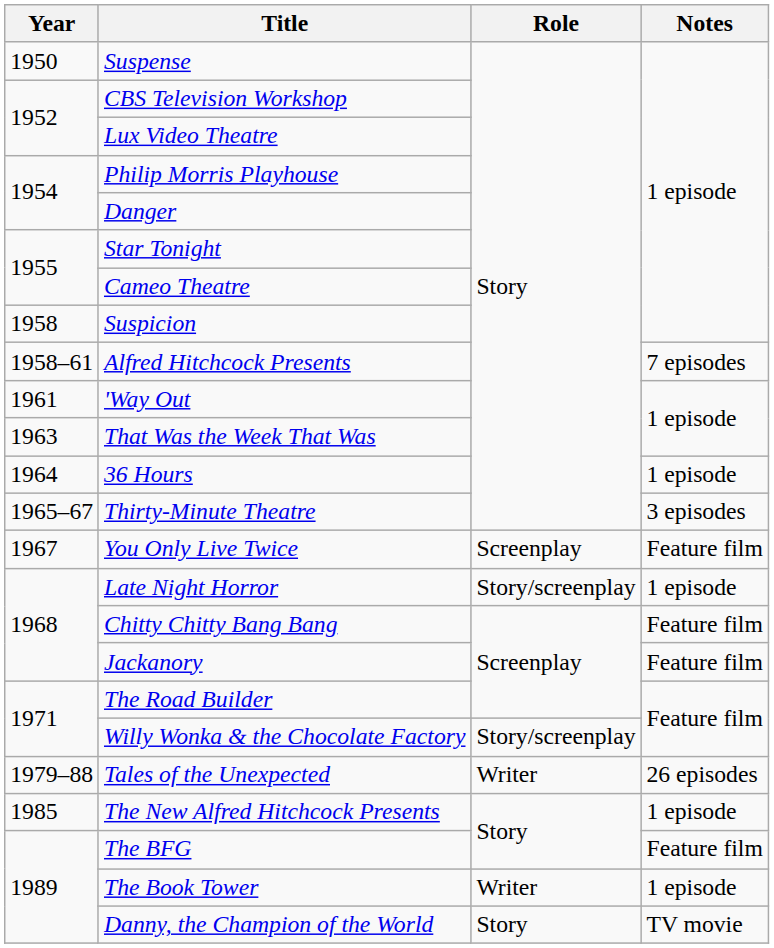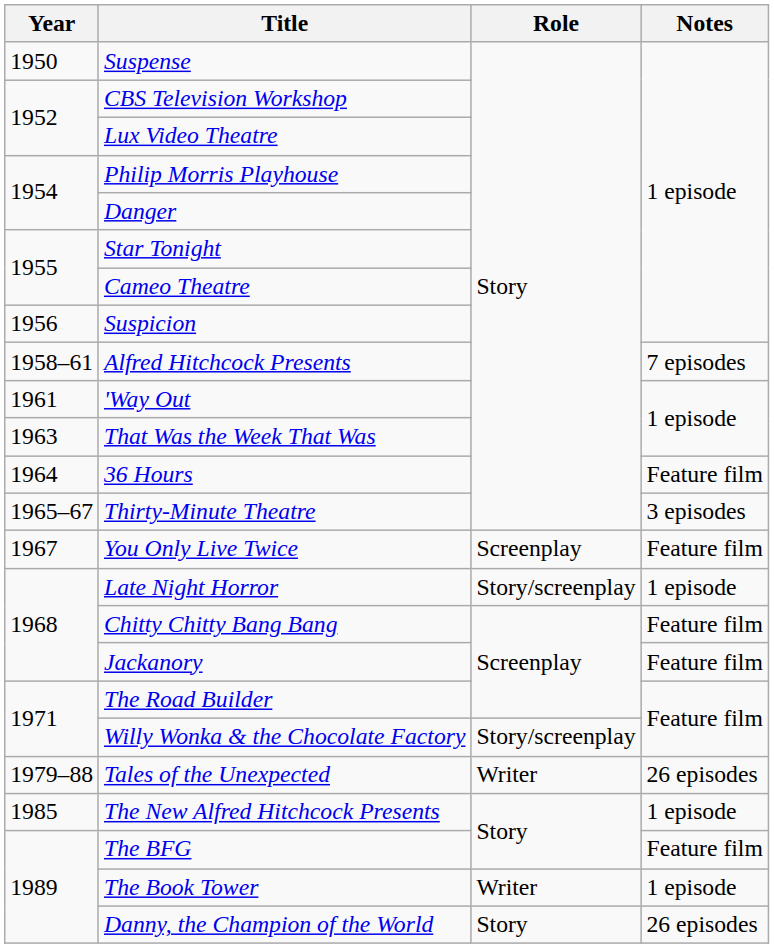(34, 323) 1958 -> (34, 323) 1956
(692, 473) 1 episode -> (705, 473) Feature film
(695, 924) TV movie -> (702, 924) 26 episodes
